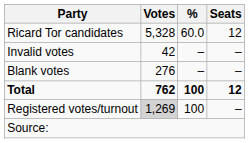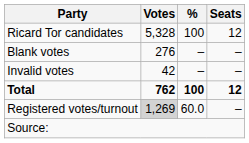(192, 33) 60.0 -> (194, 33) 100
rows swapped: (38, 71) <-> (40, 52)
(194, 109) 100 -> (192, 109) 60.0
